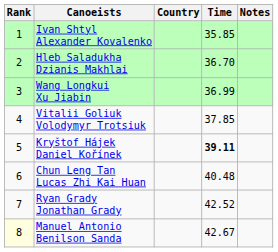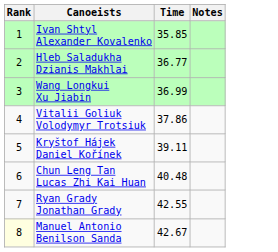- column: (178, 13)
(220, 63) 36.70 -> (172, 63) 36.77
(220, 120) 37.85 -> (172, 120) 37.86
(220, 148) bold -> (172, 148) normal
(220, 204) 42.52 -> (172, 204) 42.55
